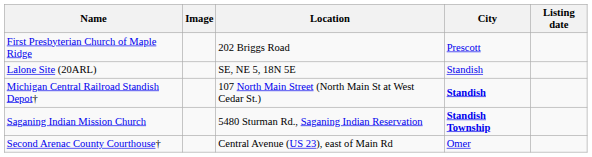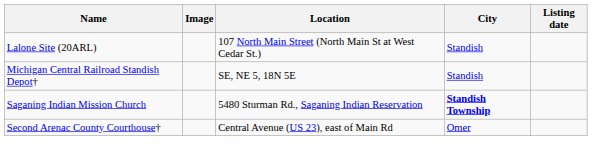- row: (82, 47)
(257, 70) SE, NE 5, 18N 5E -> (316, 47) 107 North Main Street (North Main St at West Cedar St.)
(316, 92) 107 North Main Street (North Main St at West Cedar St.) -> (257, 76) SE, NE 5, 18N 5E
(466, 92) bold -> (465, 76) normal
